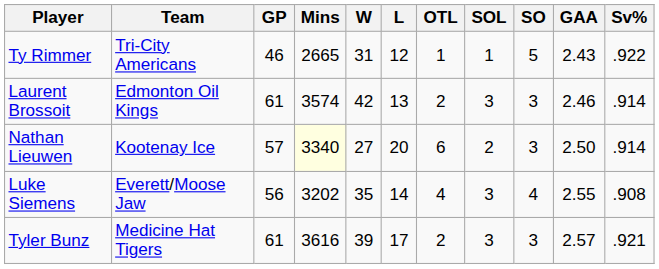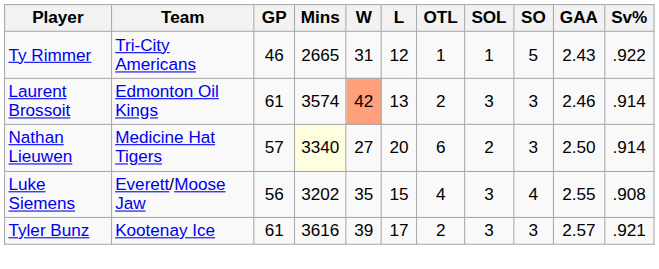(364, 101) no background -> (364, 101) lightsalmon background
(165, 147) Kootenay Ice -> (165, 147) Medicine Hat Tigers
(399, 194) 14 -> (399, 194) 15
(165, 240) Medicine Hat Tigers -> (165, 230) Kootenay Ice
